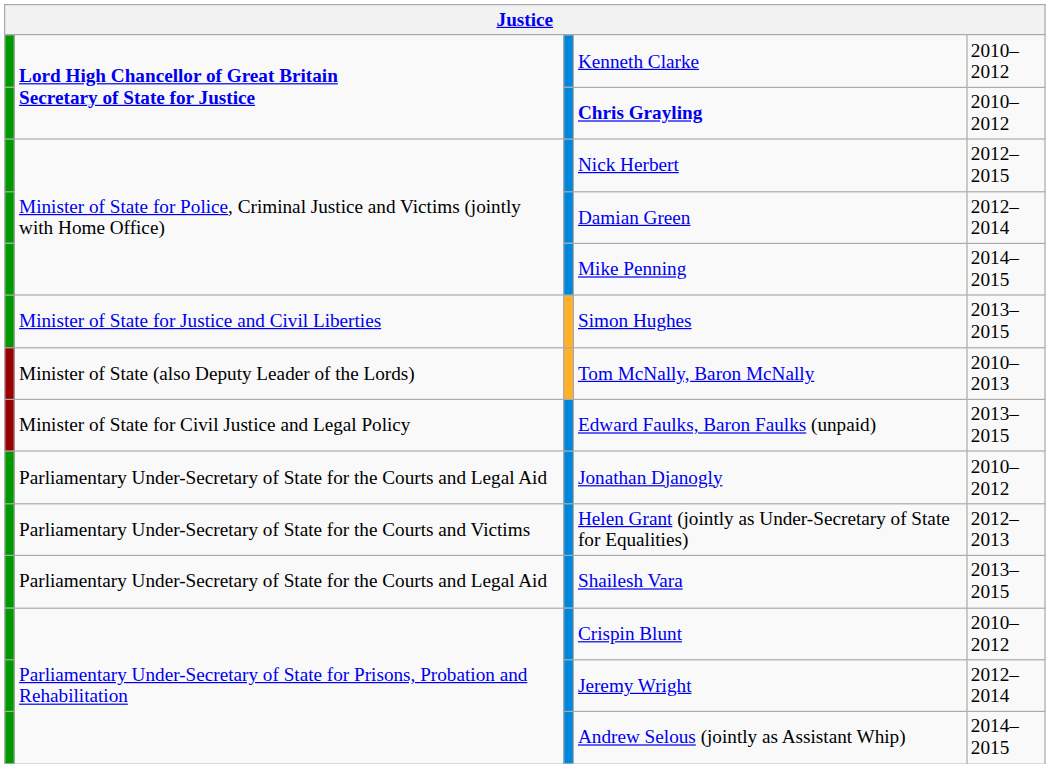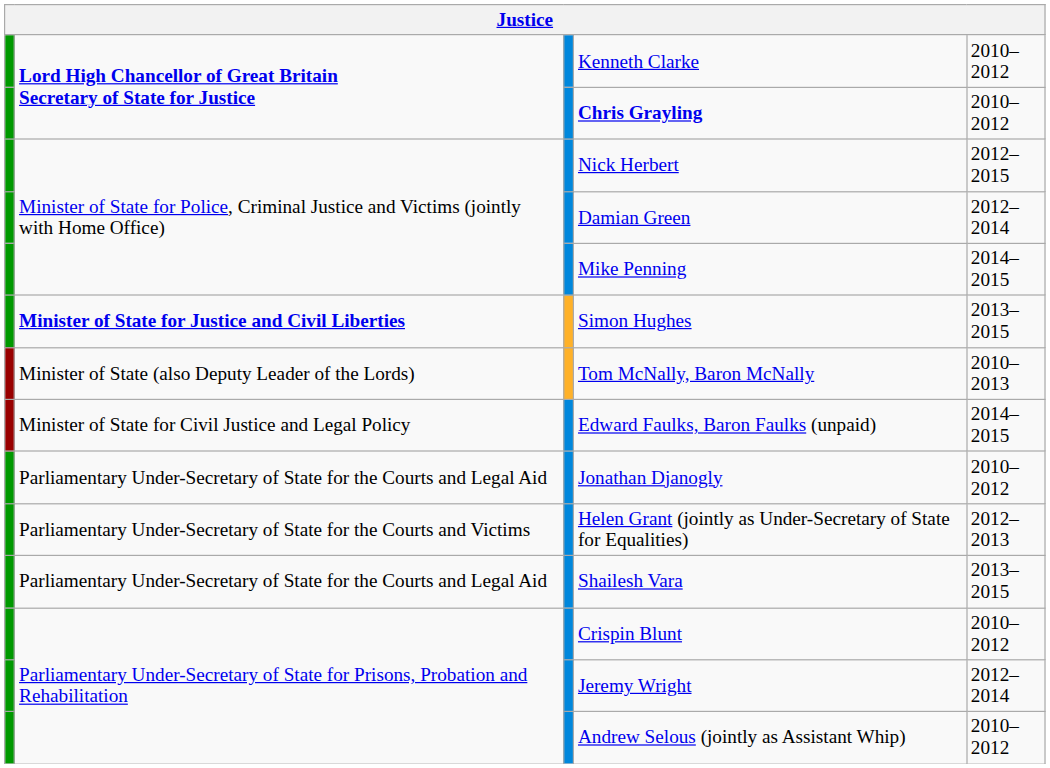(200, 321) normal -> (212, 321) bold
(995, 425) 2013–2015 -> (995, 425) 2014–2015
(995, 737) 2014–2015 -> (995, 737) 2010–2012
